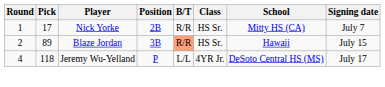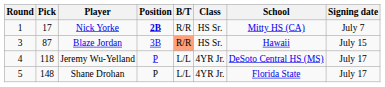(155, 27) normal -> (155, 27) bold
(20, 43) 2 -> (20, 43) 3
(47, 43) 89 -> (47, 43) 87
+ row: (98, 74)
